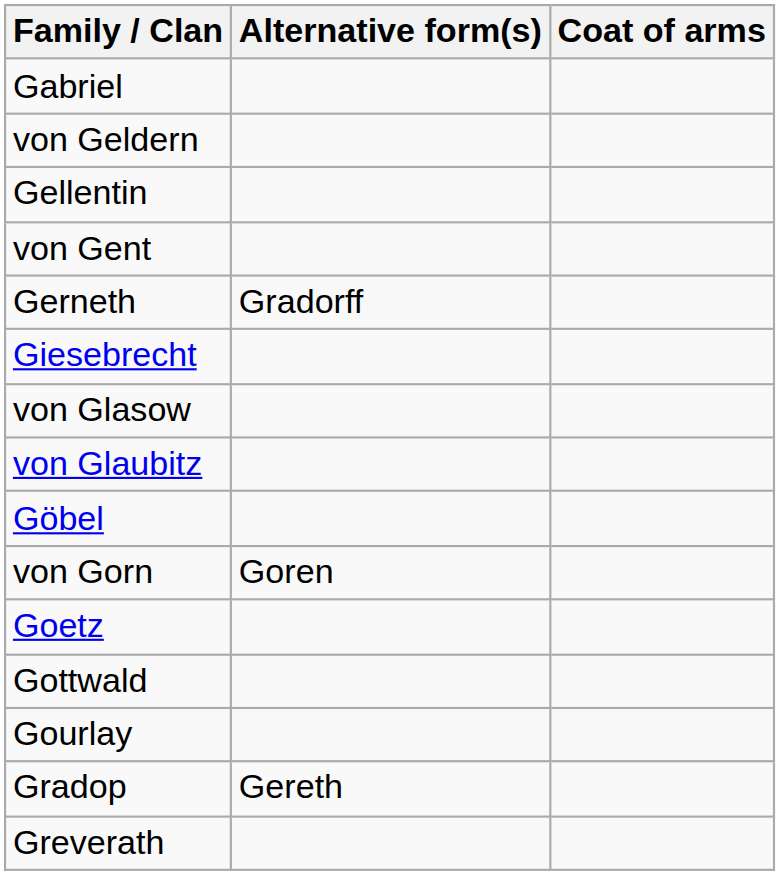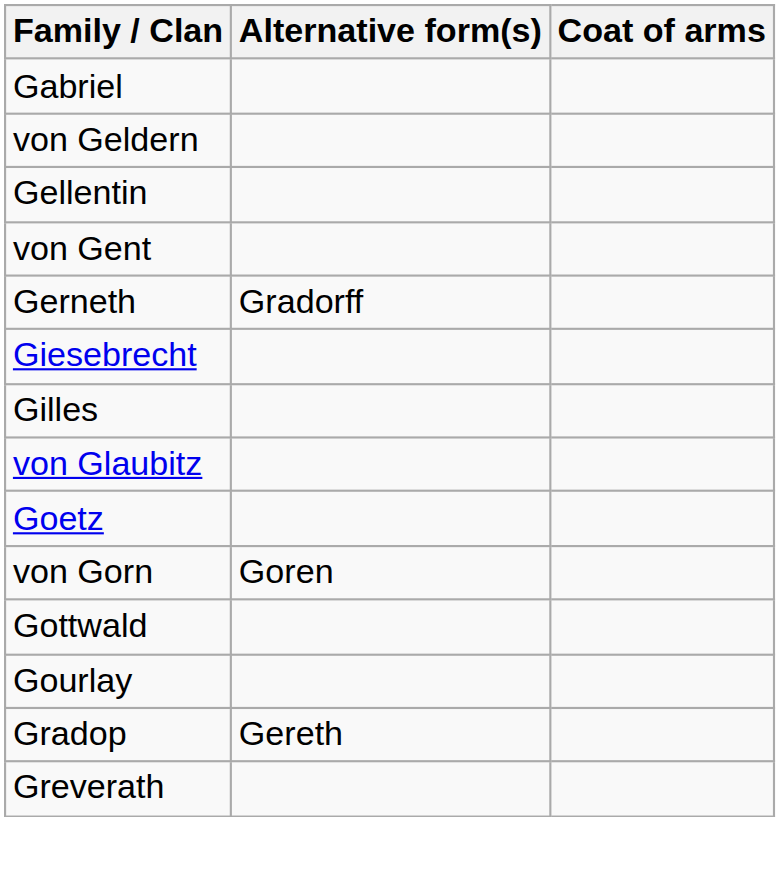+ row: (56, 409)
- row: (102, 409)
- row: (58, 517)
rows swapped: (58, 626) <-> (83, 572)
